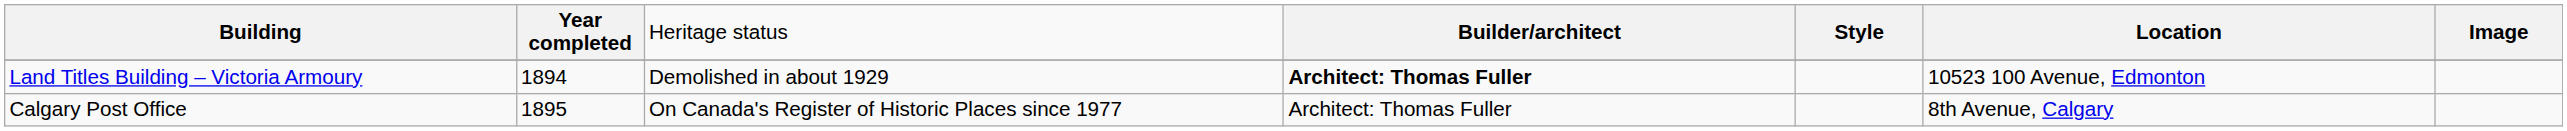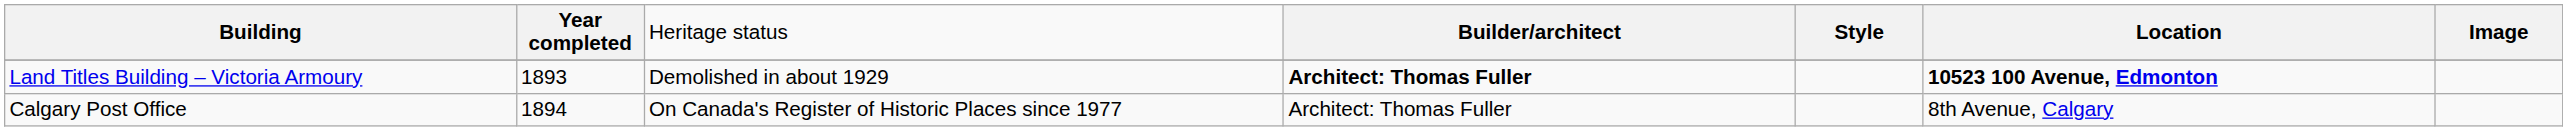(544, 76) 1894 -> (544, 76) 1893
(2067, 76) normal -> (2073, 76) bold
(544, 109) 1895 -> (544, 109) 1894
